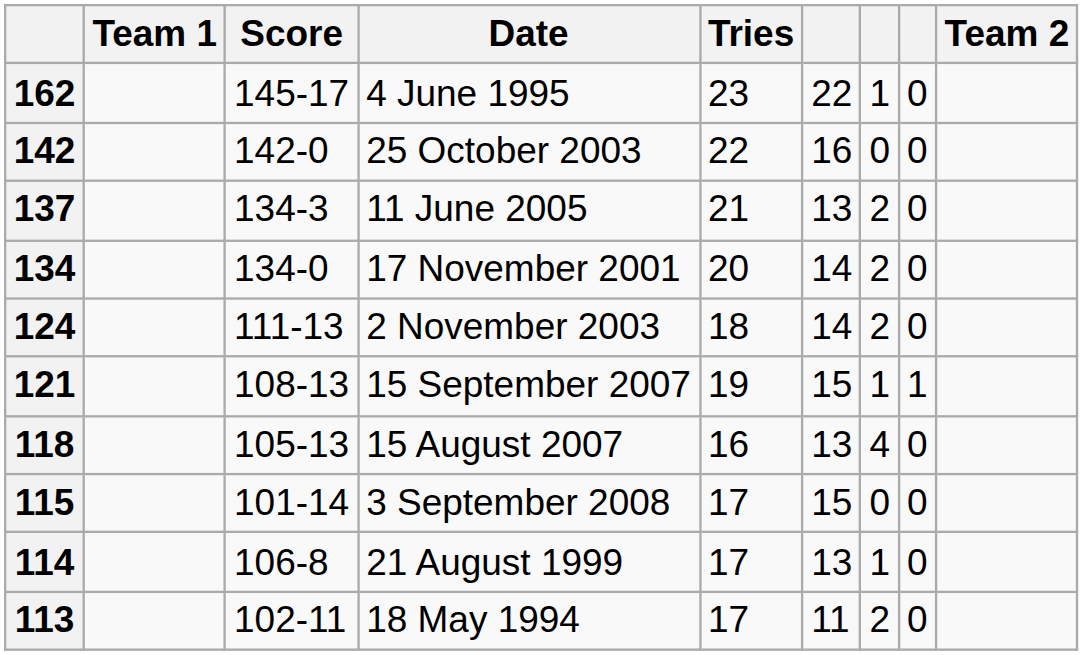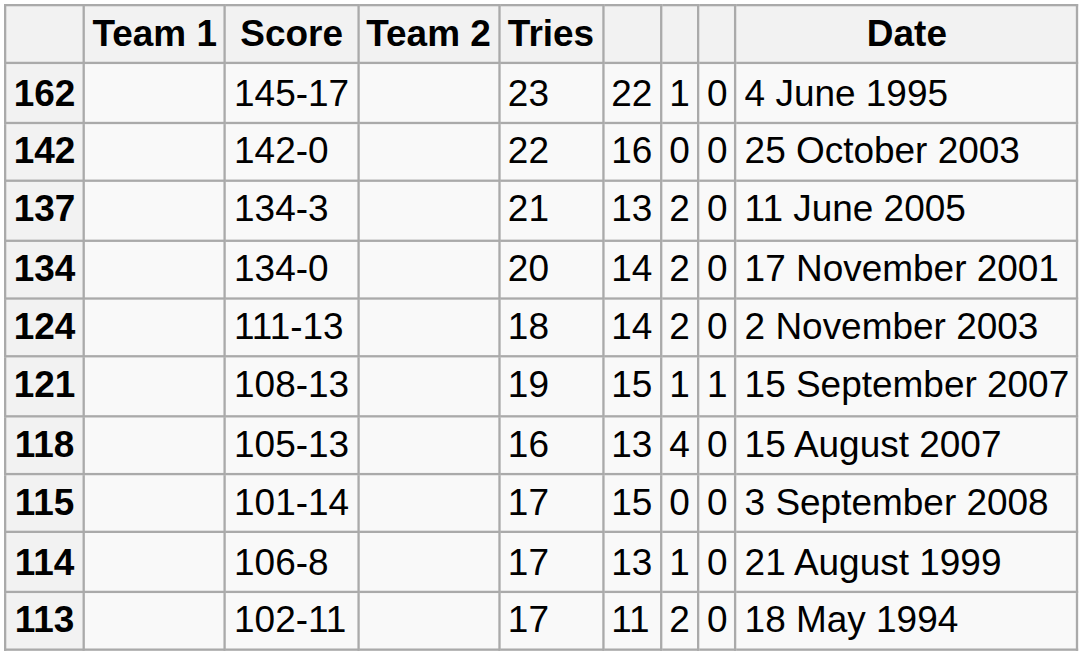columns swapped: (1007, 33) <-> (529, 33)
